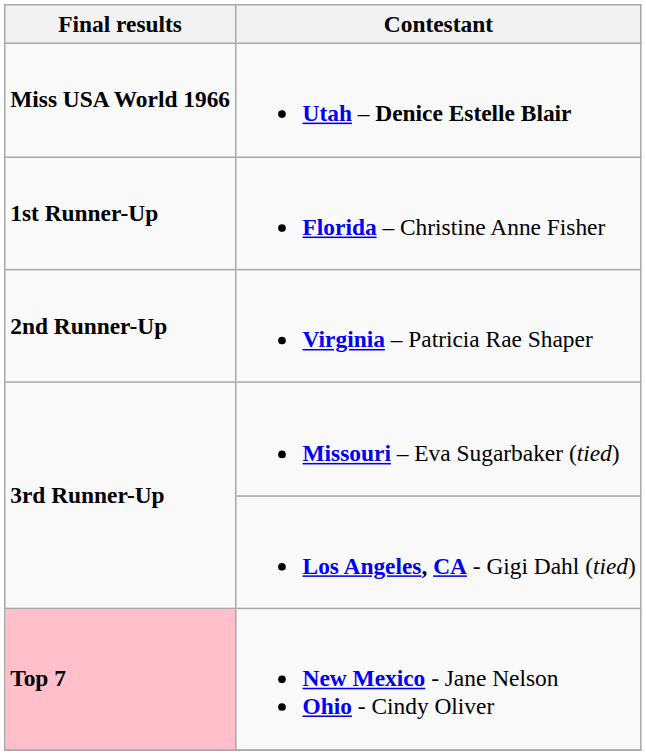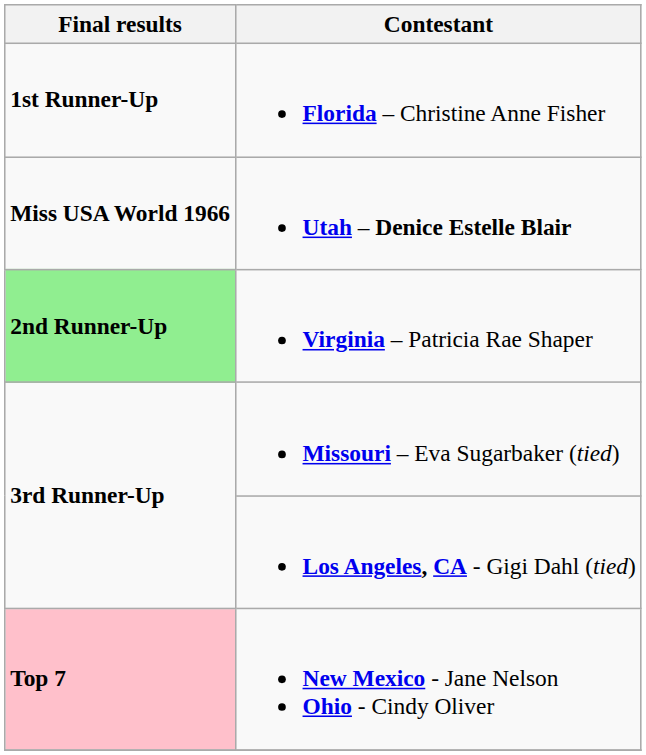rows swapped: (438, 114) <-> (438, 227)
(89, 326) no background -> (89, 326) lightgreen background
